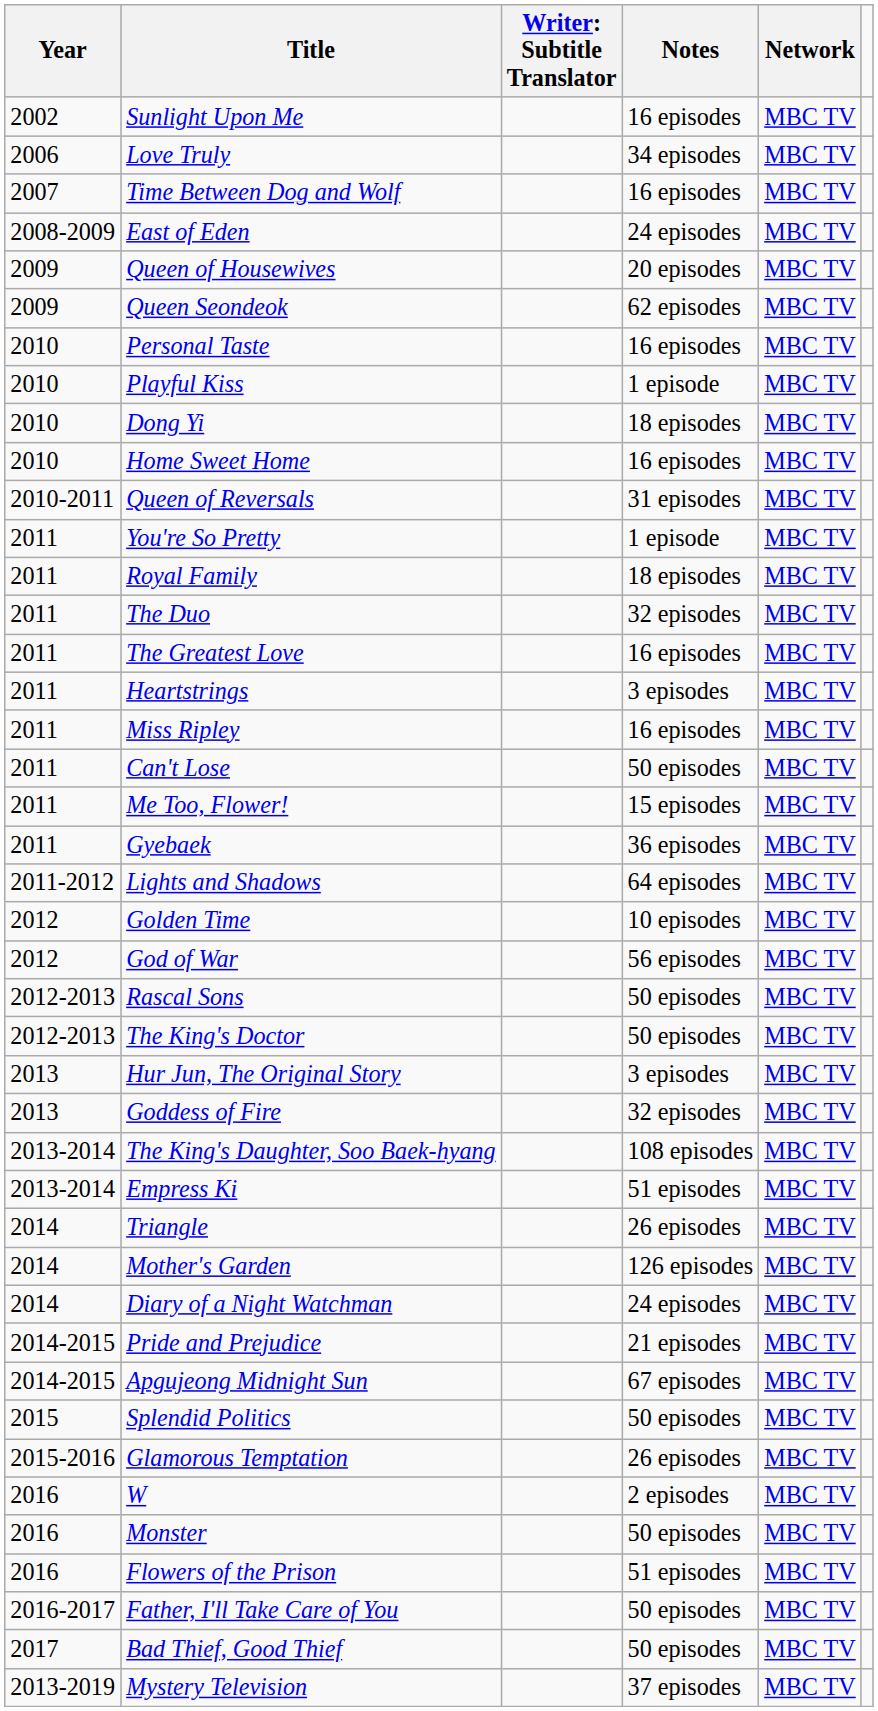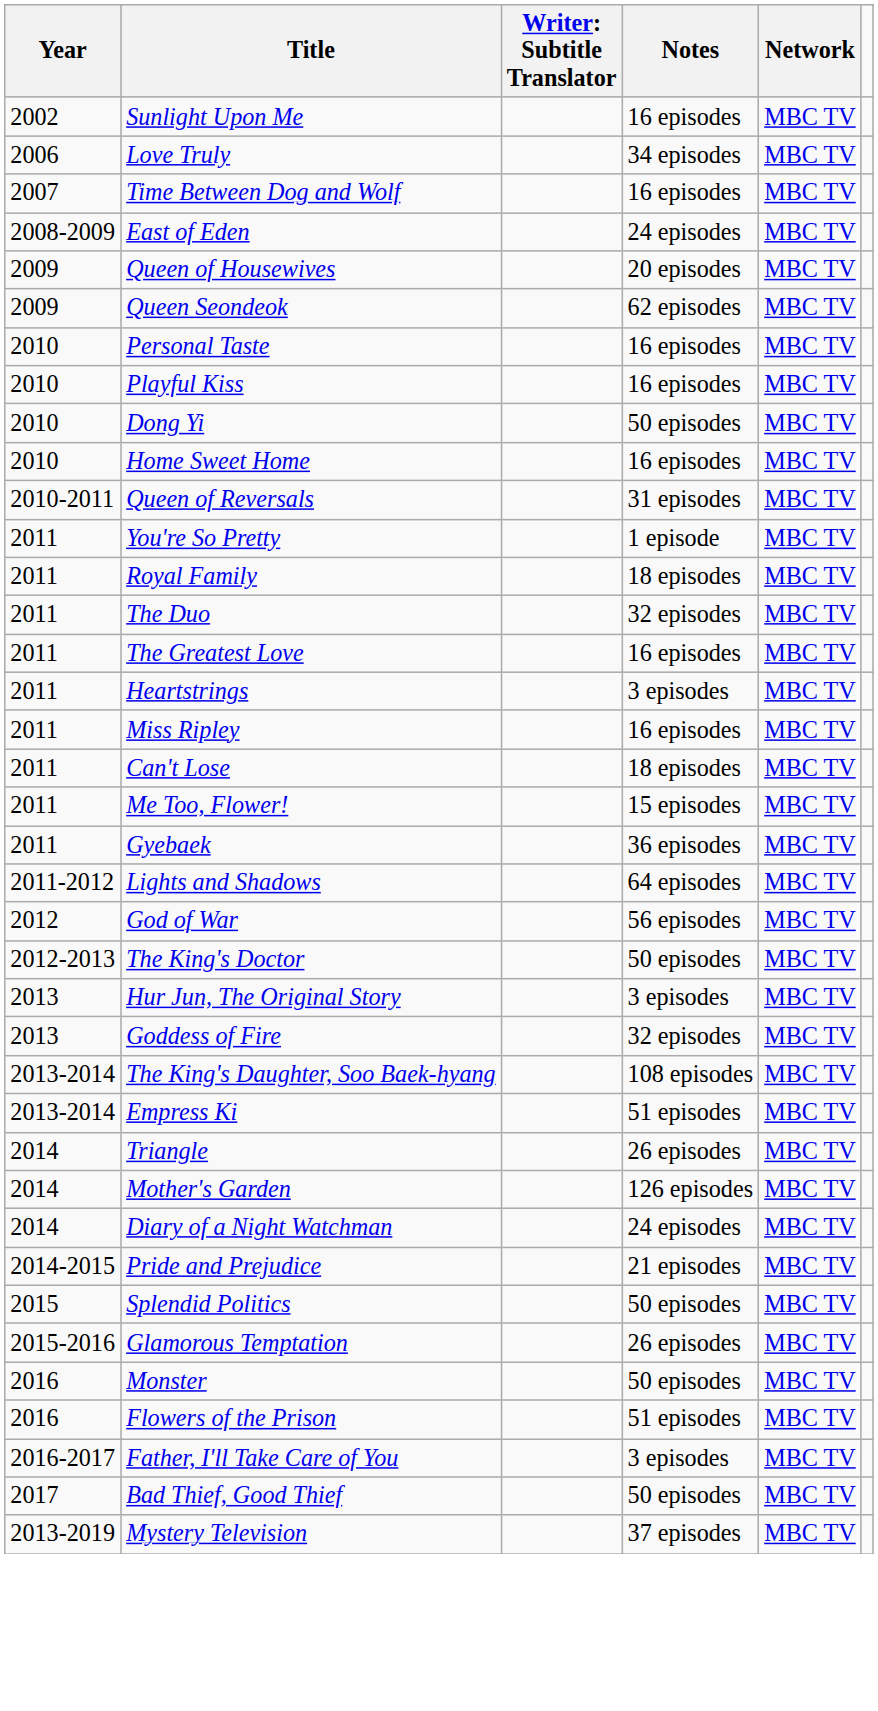(674, 384) 1 episode -> (684, 384) 16 episodes
(684, 422) 18 episodes -> (684, 422) 50 episodes
(684, 767) 50 episodes -> (684, 767) 18 episodes
- row: (188, 920)
- row: (185, 997)
- row: (247, 1380)
- row: (136, 1495)
(684, 1610) 50 episodes -> (678, 1457) 3 episodes
